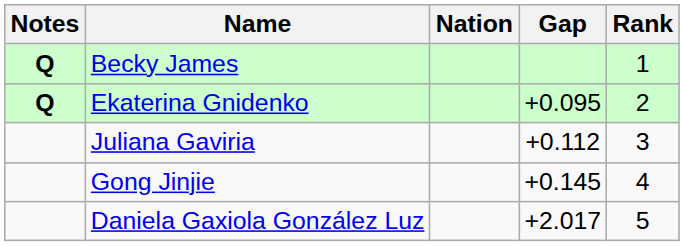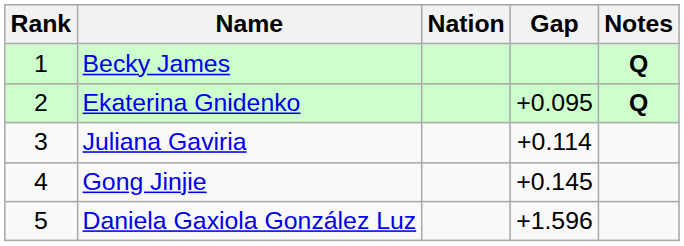columns swapped: (643, 24) <-> (45, 24)
(563, 142) +0.112 -> (554, 142) +0.114
(563, 220) +2.017 -> (554, 220) +1.596
